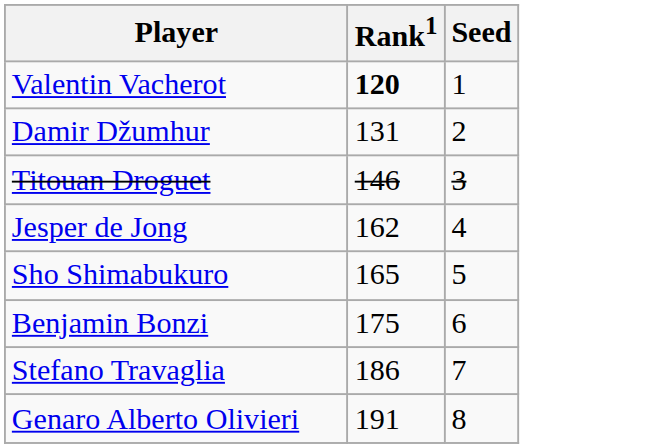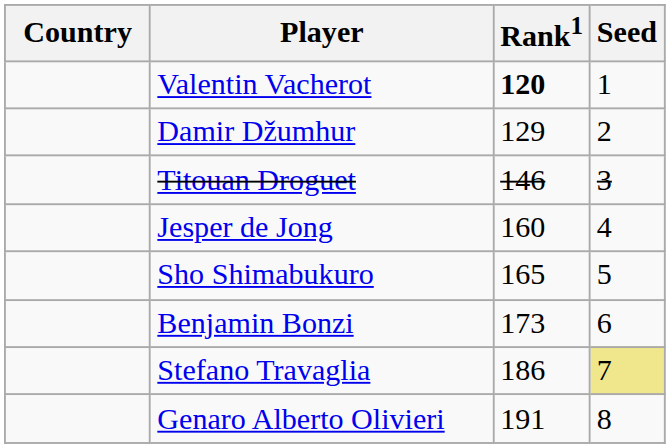+ column: (78, 32)
(377, 131) 131 -> (523, 131) 129
(377, 227) 162 -> (523, 227) 160
(377, 322) 175 -> (523, 322) 173
(459, 370) no background -> (604, 370) khaki background
